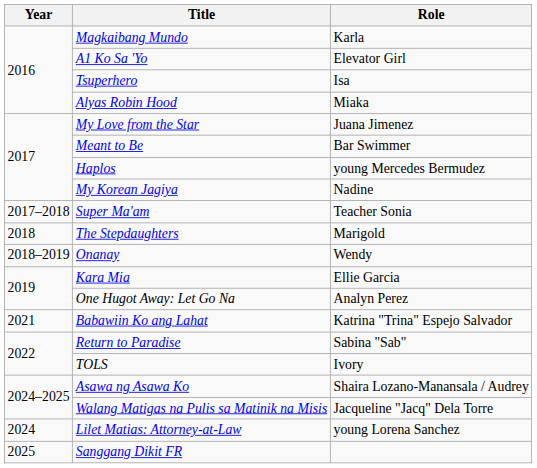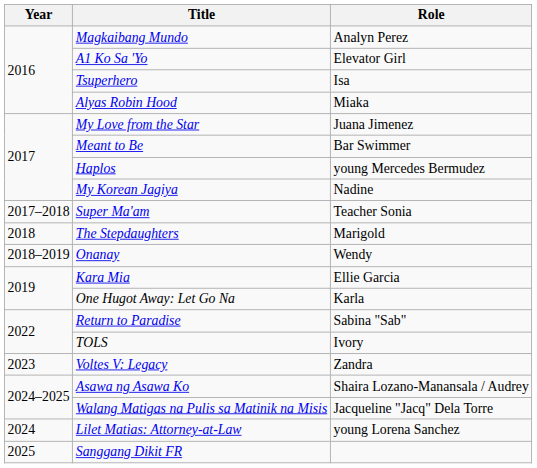(349, 37) Karla -> (371, 37) Analyn Perez
(371, 299) Analyn Perez -> (349, 299) Karla
- row: (142, 320)
+ row: (122, 364)
